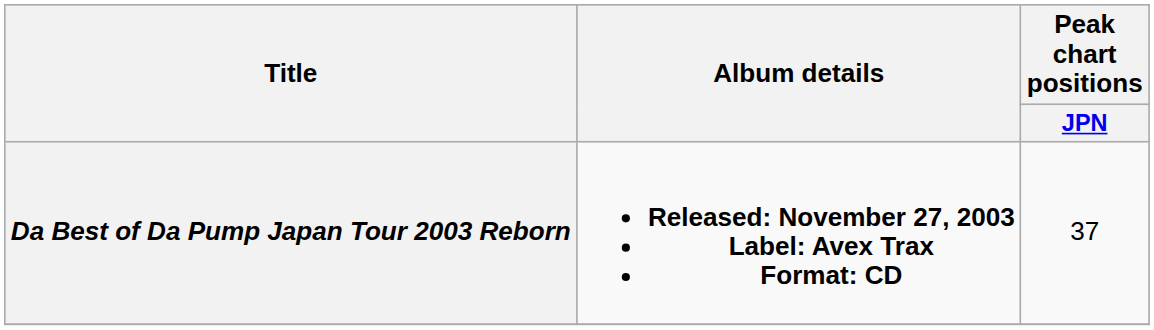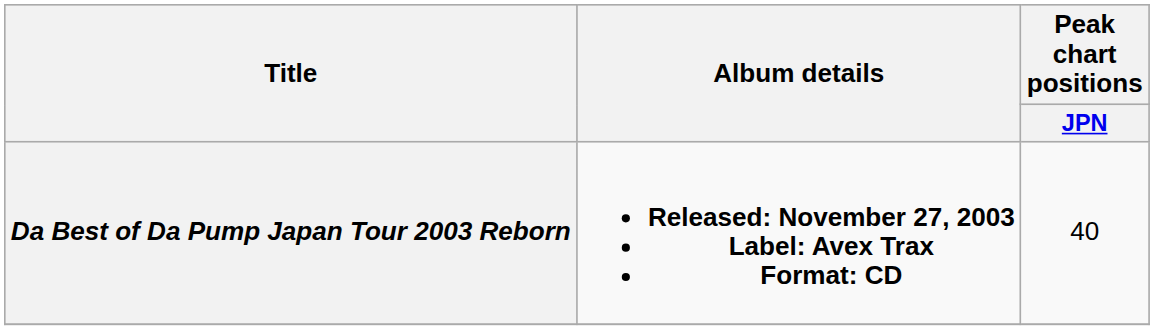(1085, 232) 37 -> (1085, 232) 40
